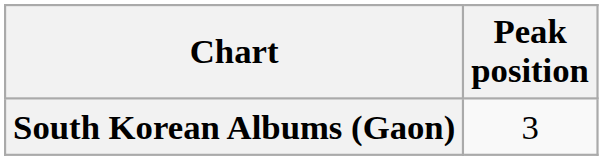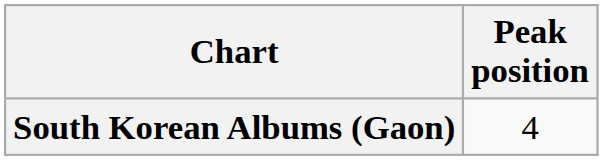(530, 126) 3 -> (530, 126) 4
